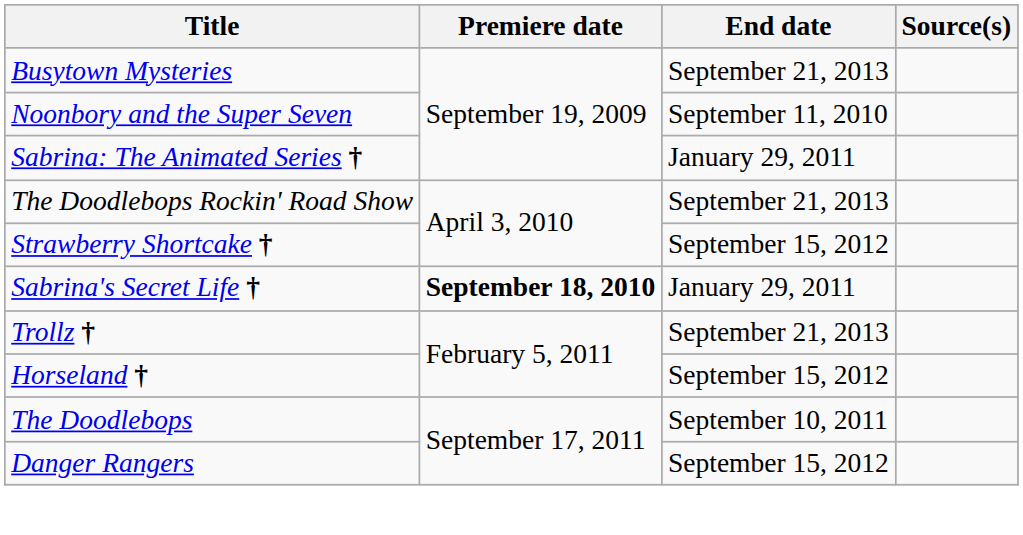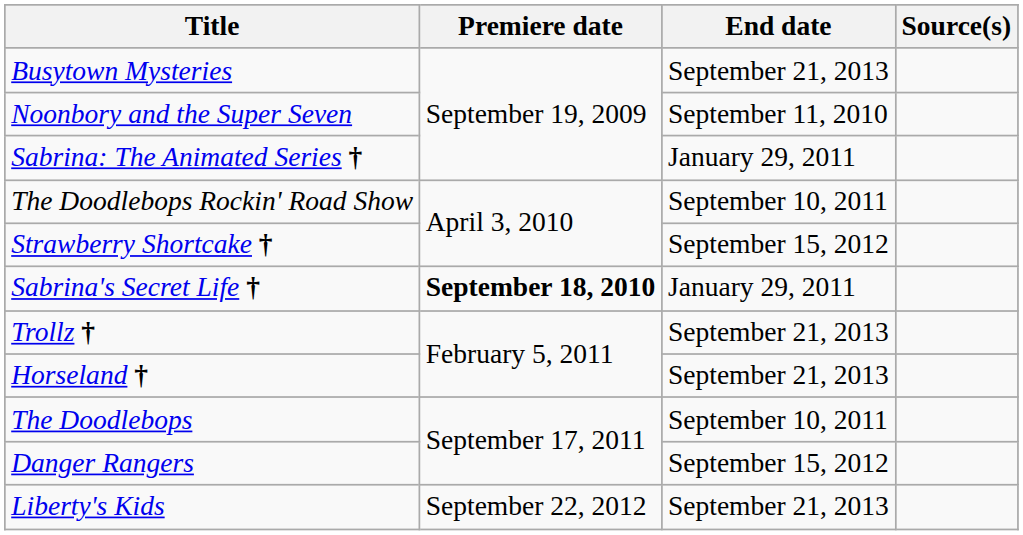(778, 200) September 21, 2013 -> (778, 200) September 10, 2011
(778, 375) September 15, 2012 -> (778, 375) September 21, 2013
+ row: (88, 506)
